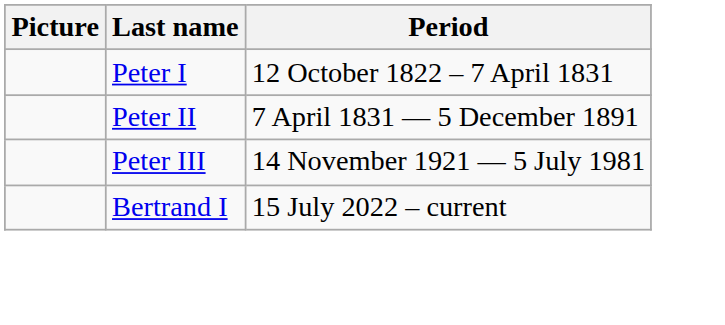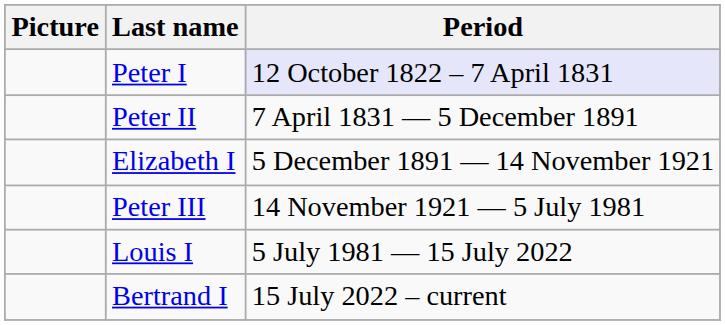(433, 71) no background -> (433, 71) lavender background
+ row: (174, 161)
+ row: (153, 251)
